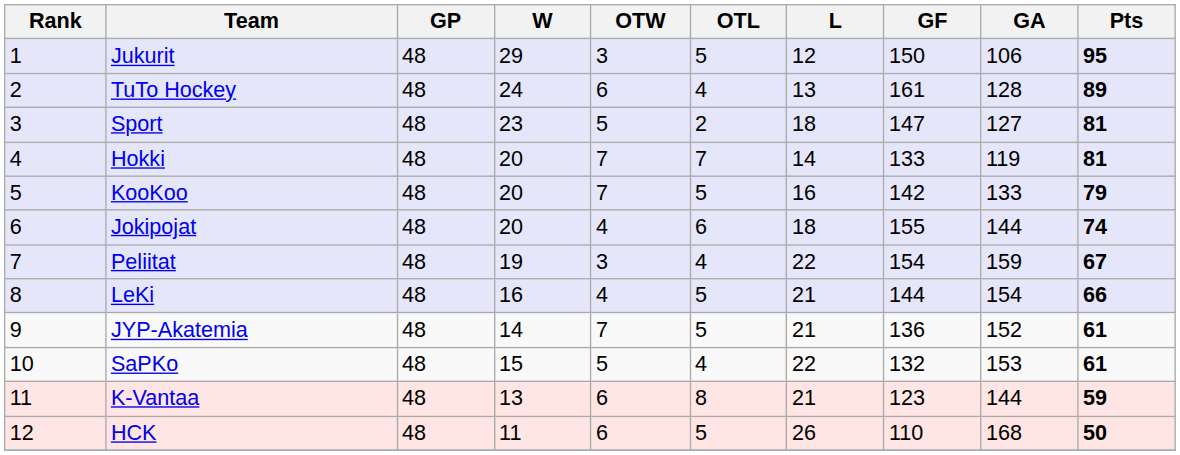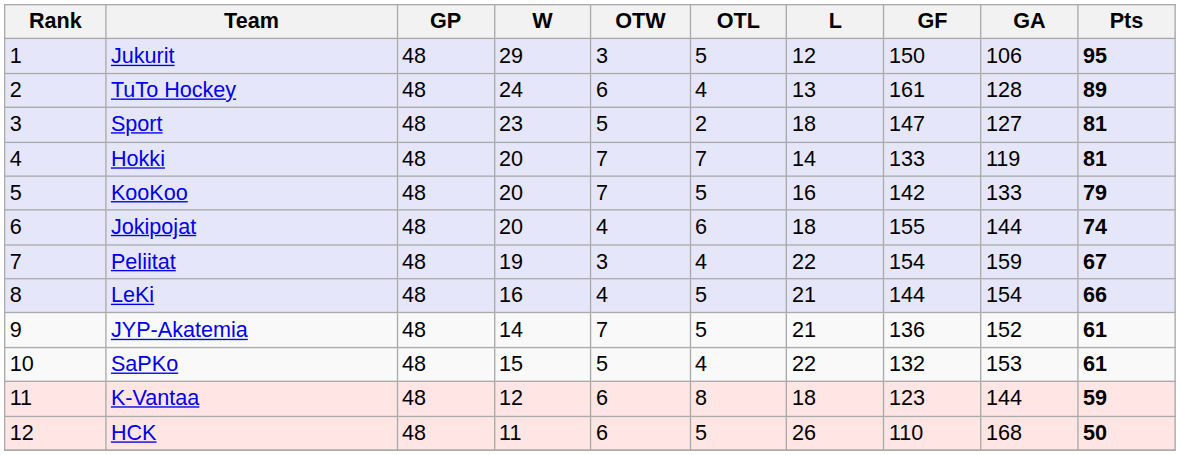(511, 398) 13 -> (511, 398) 12
(804, 398) 21 -> (804, 398) 18
